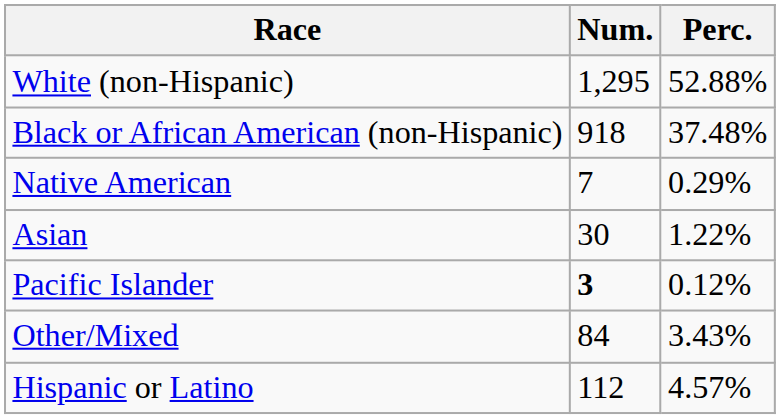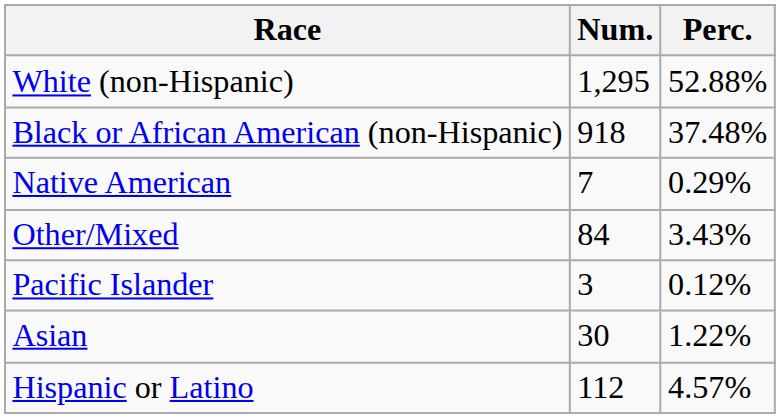rows swapped: (50, 234) <-> (95, 336)
(585, 285) bold -> (585, 285) normal
